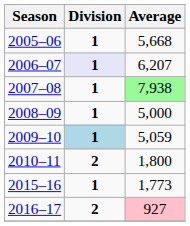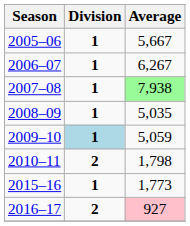(155, 40) 5,668 -> (155, 40) 5,667
(95, 64) lavender background -> (95, 64) no background
(155, 64) 6,207 -> (155, 64) 6,267
(155, 112) 5,000 -> (155, 112) 5,035
(155, 161) 1,800 -> (155, 161) 1,798
